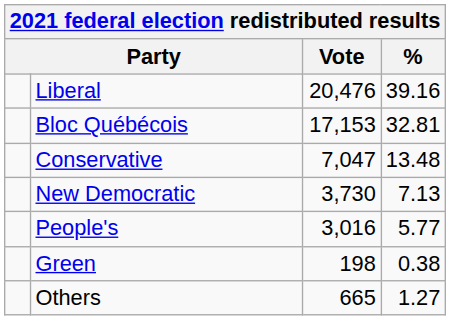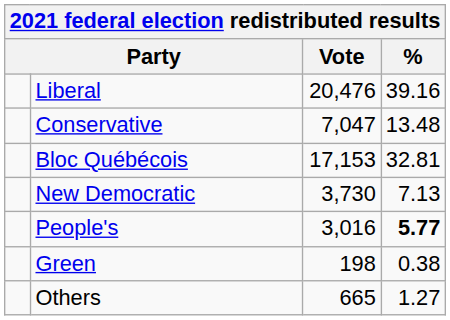rows swapped: (112, 125) <-> (99, 159)
(419, 228) normal -> (419, 228) bold
